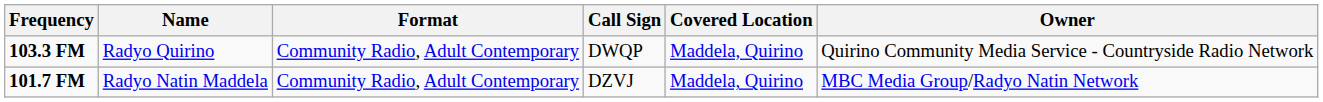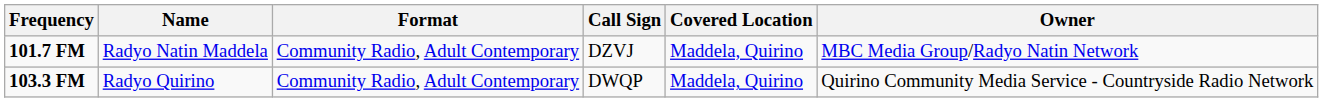rows swapped: (47, 82) <-> (47, 51)
